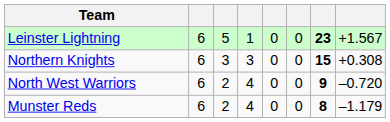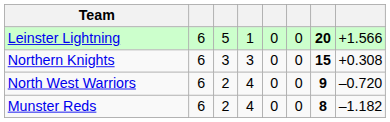(323, 38) 23 -> (323, 38) 20
(360, 38) +1.567 -> (360, 38) +1.566
(360, 106) –1.179 -> (360, 106) –1.182
